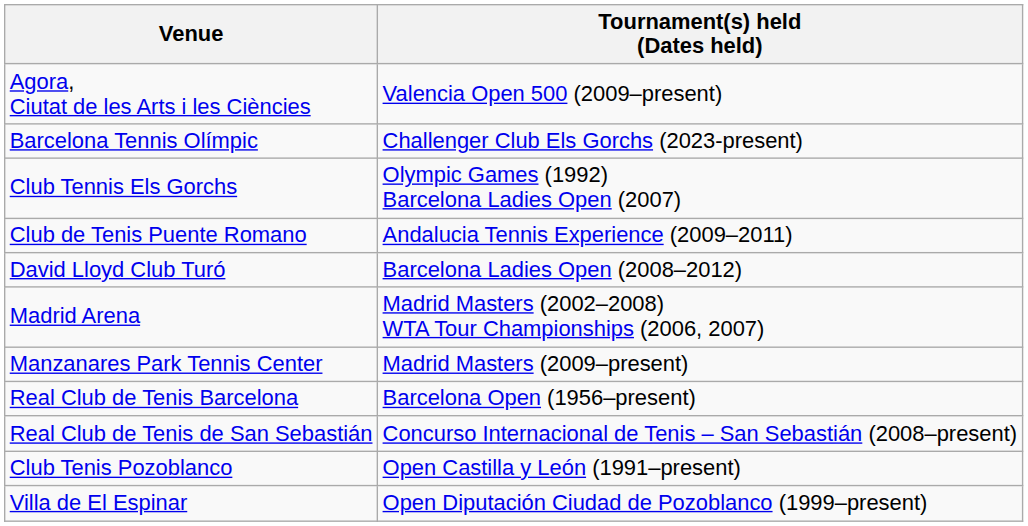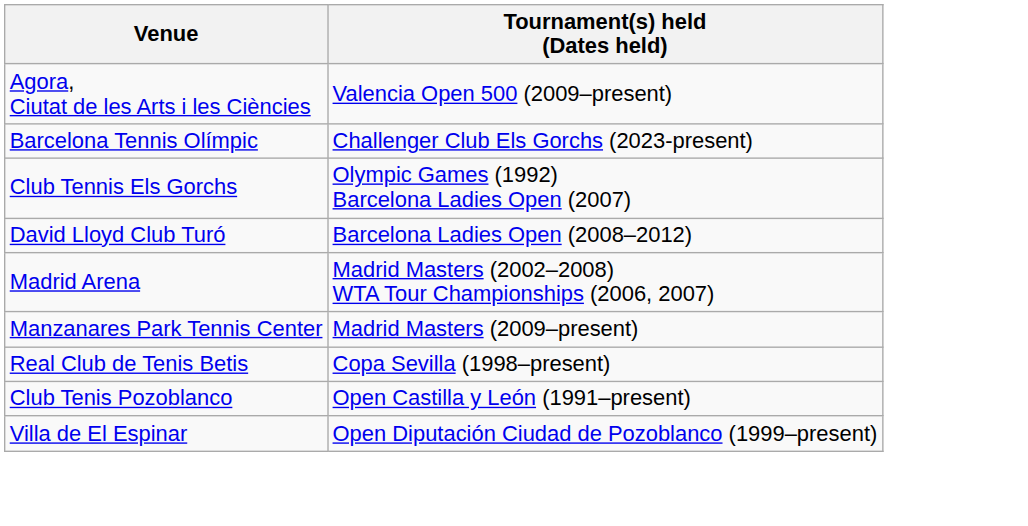- row: (158, 234)
- row: (154, 398)
+ row: (129, 363)
- row: (191, 433)
